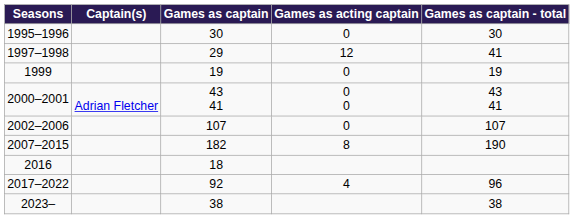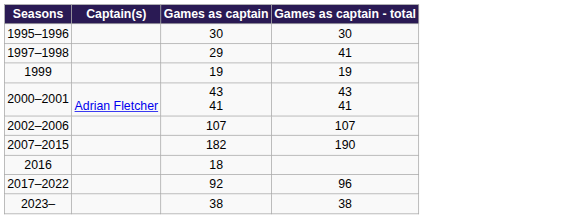- column: (346, 14)
